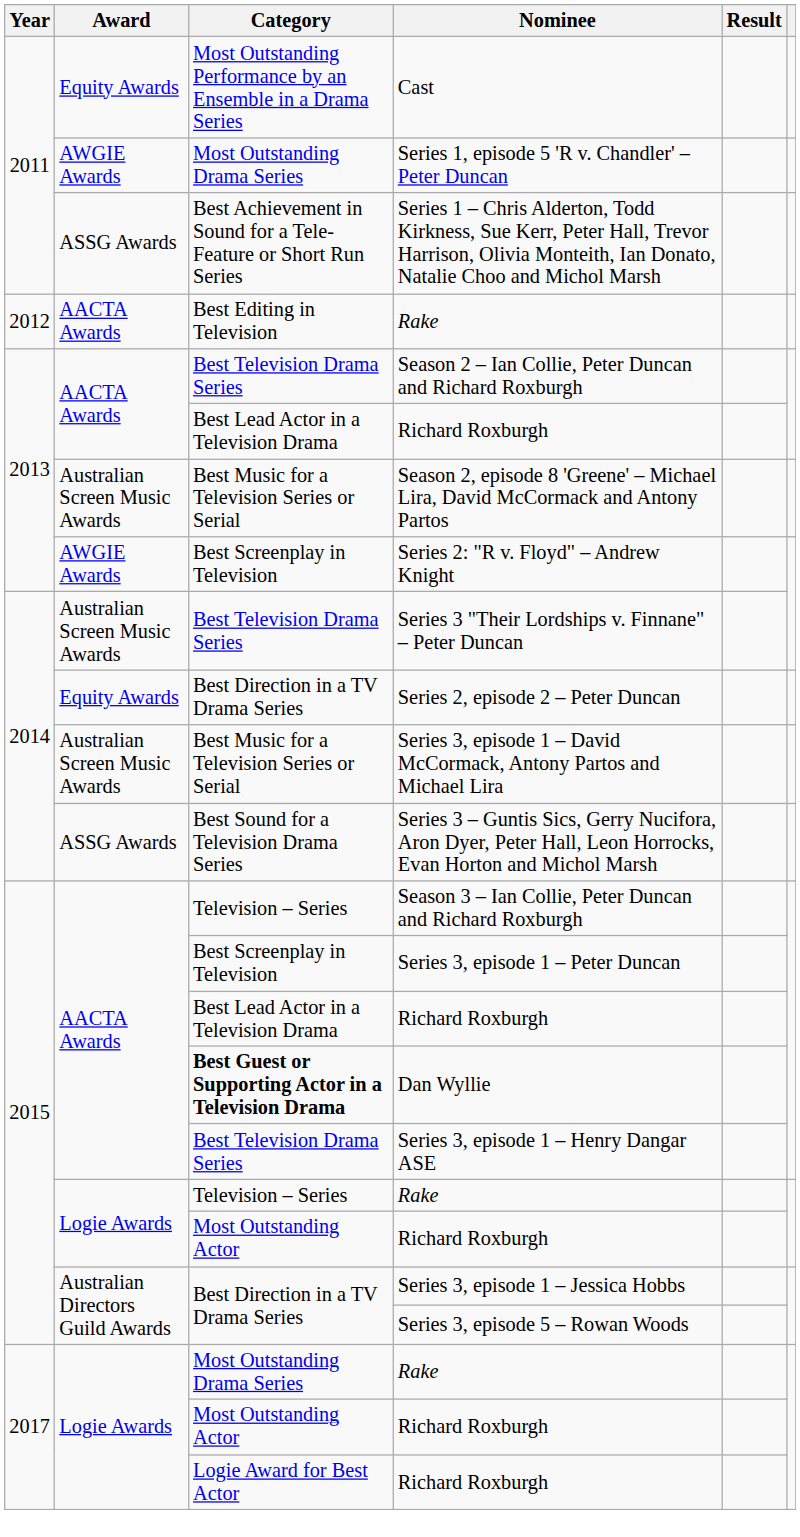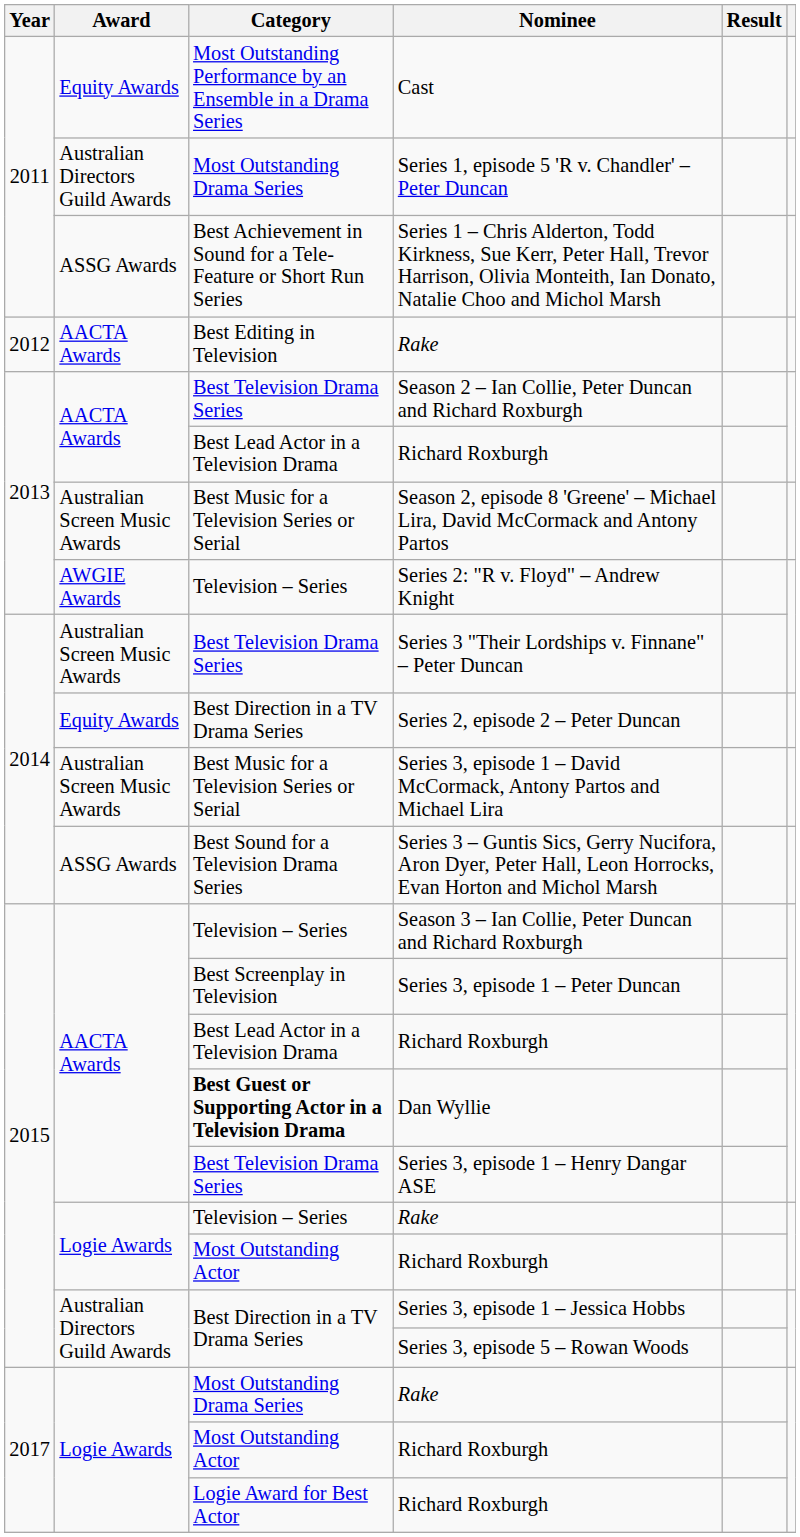(92, 165) AWGIE Awards -> (115, 176) Australian Directors Guild Awards
(269, 564) Best Screenplay in Television -> (270, 587) Television – Series
